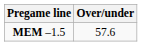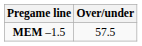(105, 31) 57.6 -> (105, 31) 57.5
